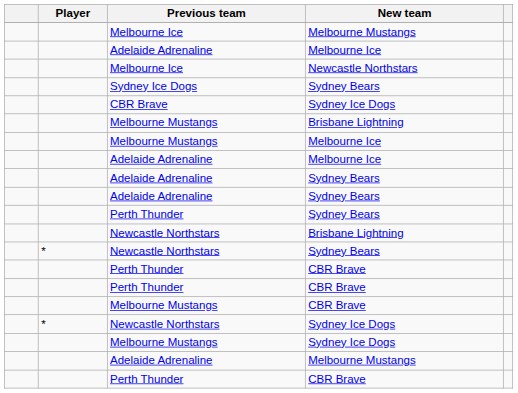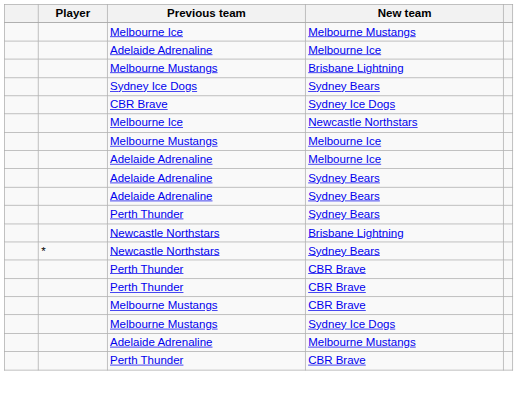rows swapped: (164, 123) <-> (147, 68)
- row: (165, 324)
